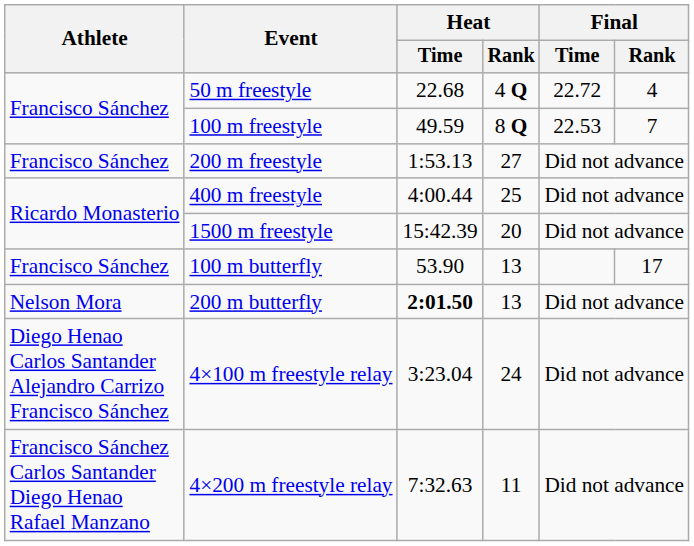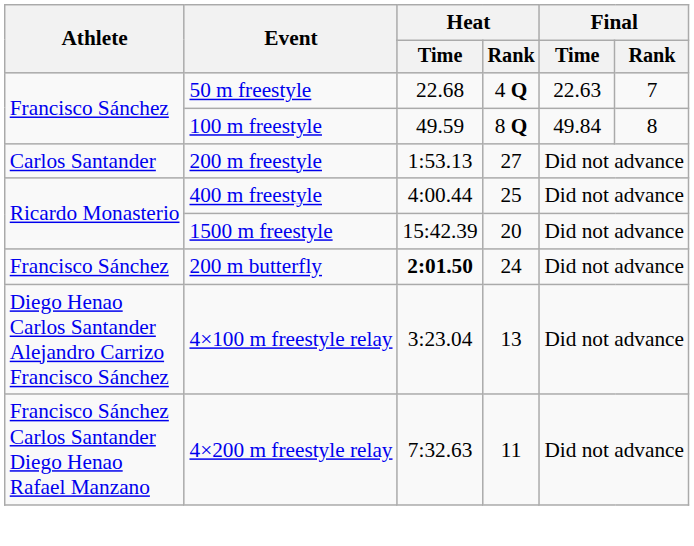(577, 90) 22.72 -> (577, 90) 22.63
(652, 90) 4 -> (652, 90) 7
(577, 126) 22.53 -> (577, 126) 49.84
(652, 126) 7 -> (652, 126) 8
(89, 161) Francisco Sánchez -> (83, 161) Carlos Santander
- row: (256, 266)
(66, 301) Nelson Mora -> (89, 266) Francisco Sánchez
(511, 301) 13 -> (511, 266) 24
(511, 374) 24 -> (511, 339) 13
